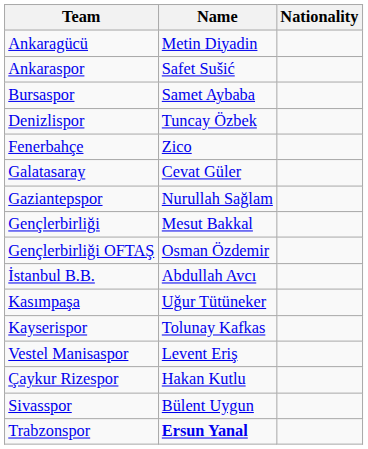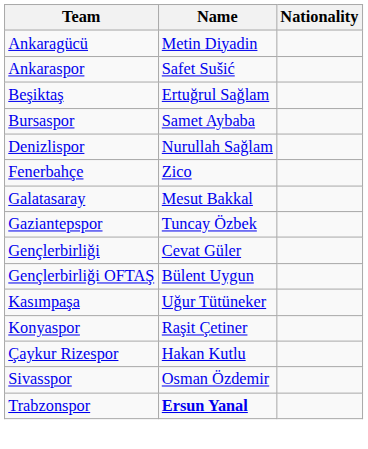+ row: (36, 95)
(209, 120) Tuncay Özbek -> (217, 146) Nurullah Sağlam
(201, 172) Cevat Güler -> (207, 198) Mesut Bakkal
(217, 198) Nurullah Sağlam -> (209, 224) Tuncay Özbek
(207, 224) Mesut Bakkal -> (201, 250) Cevat Güler
(216, 250) Osman Özdemir -> (208, 276) Bülent Uygun
- row: (52, 276)
- row: (48, 328)
+ row: (44, 328)
- row: (68, 353)
(208, 405) Bülent Uygun -> (216, 379) Osman Özdemir
